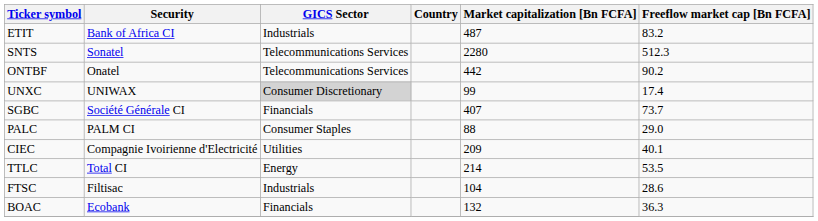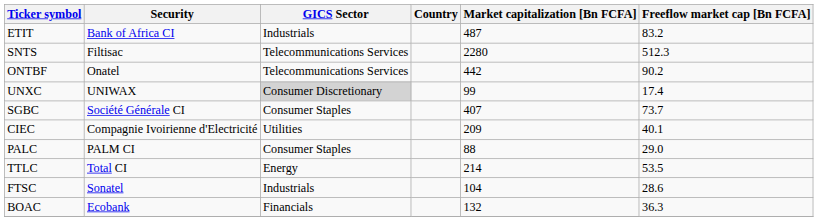(105, 52) Sonatel -> (105, 52) Filtisac
(288, 110) Financials -> (307, 110) Consumer Staples
rows swapped: (22, 129) <-> (21, 149)
(105, 187) Filtisac -> (105, 187) Sonatel
